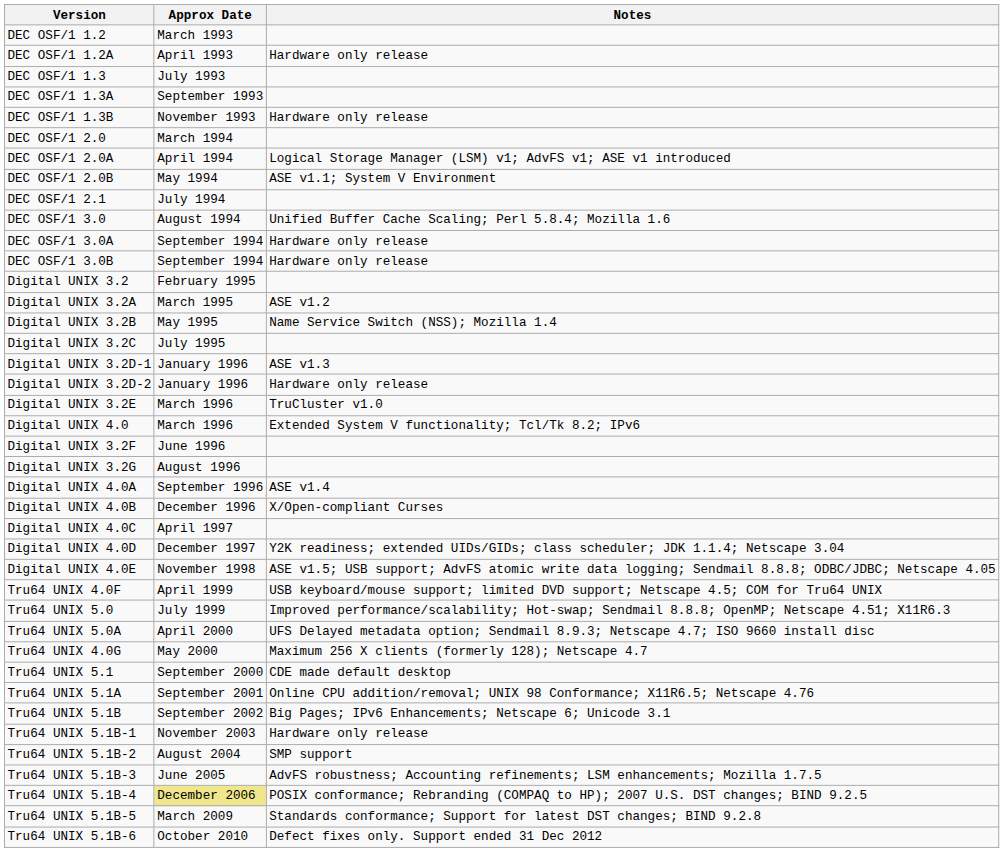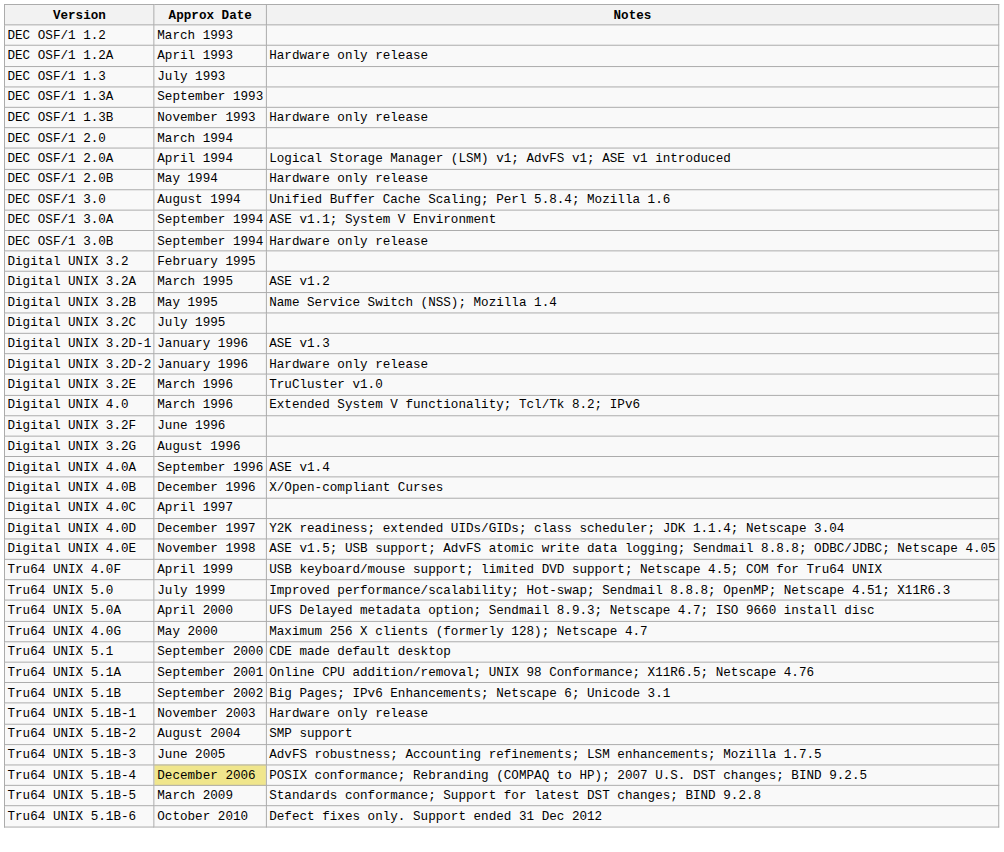(383, 179) ASE v1.1; System V Environment -> (349, 179) Hardware only release
- row: (57, 200)
(349, 241) Hardware only release -> (383, 220) ASE v1.1; System V Environment
